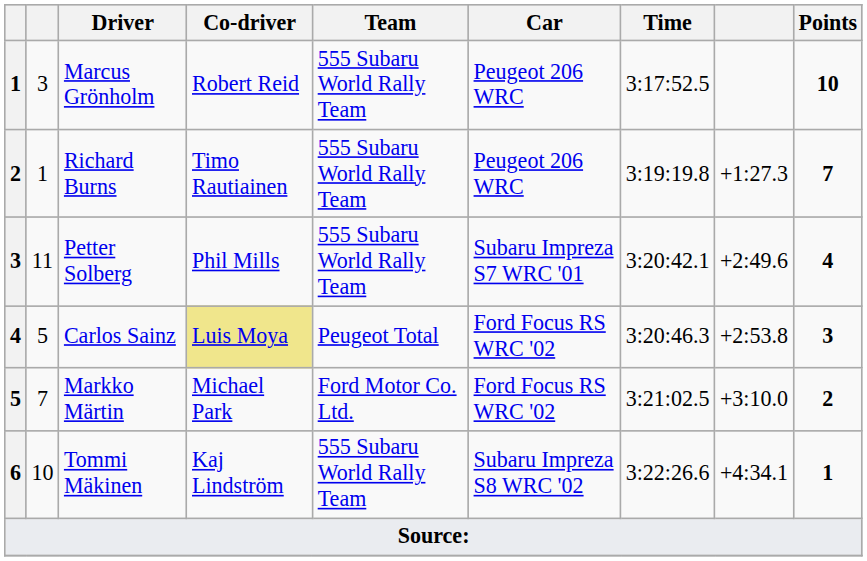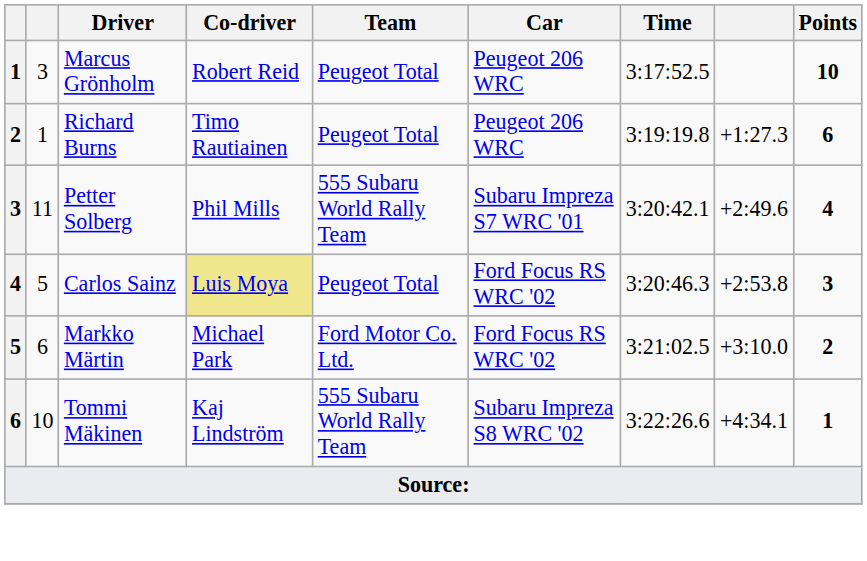(372, 84) 555 Subaru World Rally Team -> (378, 71) Peugeot Total
(372, 172) 555 Subaru World Rally Team -> (378, 133) Peugeot Total
(828, 172) 7 -> (828, 133) 6
(42, 398) 7 -> (42, 346) 6
